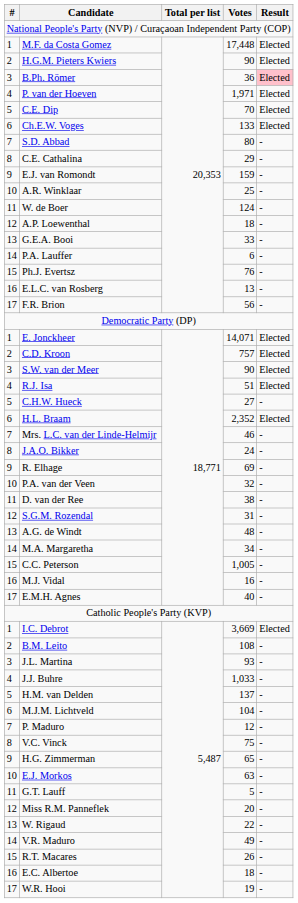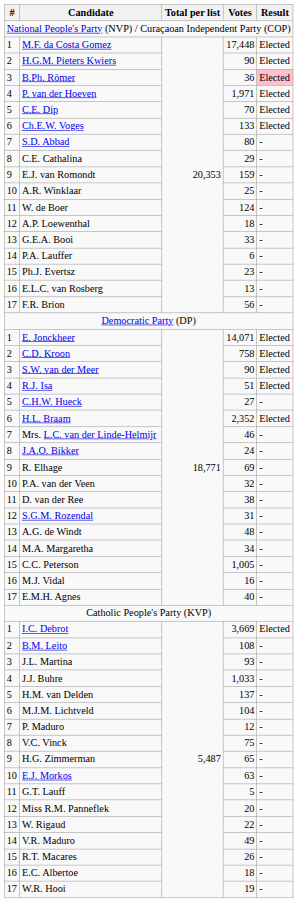(249, 272) 76 -> (249, 272) 23
(247, 353) 757 -> (247, 353) 758
